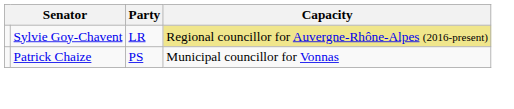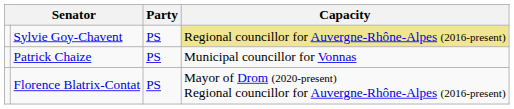(137, 36) LR -> (154, 36) PS
+ row: (77, 85)
